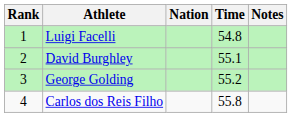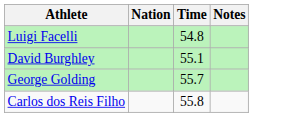- column: (23, 15)
(230, 79) 55.2 -> (192, 79) 55.7
